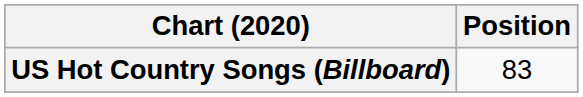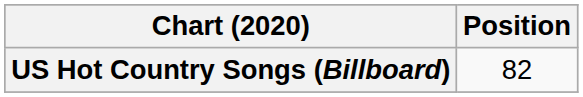(517, 69) 83 -> (517, 69) 82
